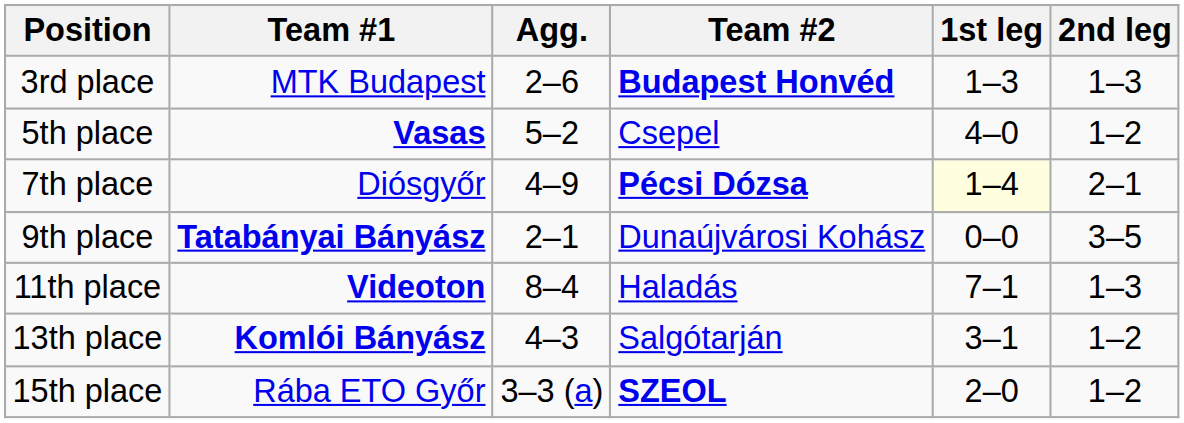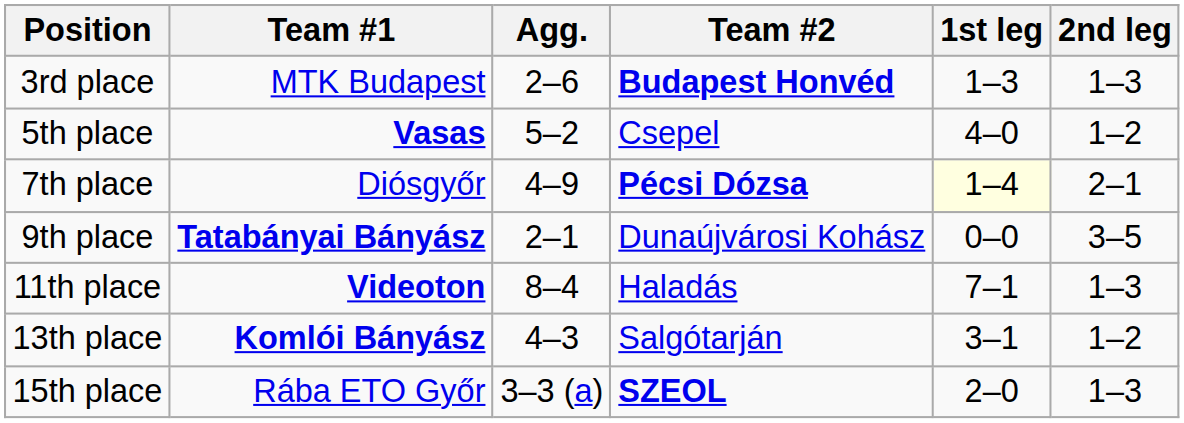(1115, 390) 1–2 -> (1115, 390) 1–3
